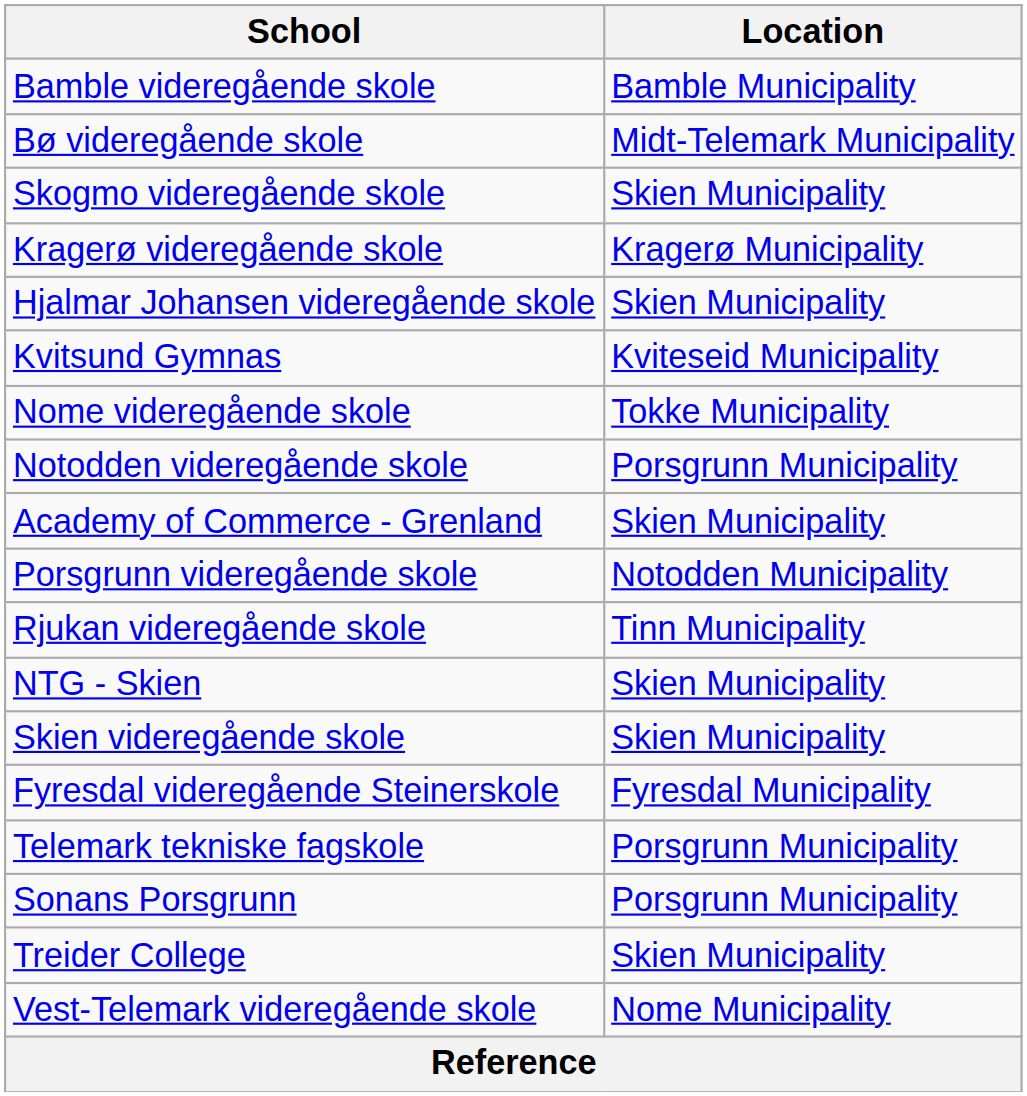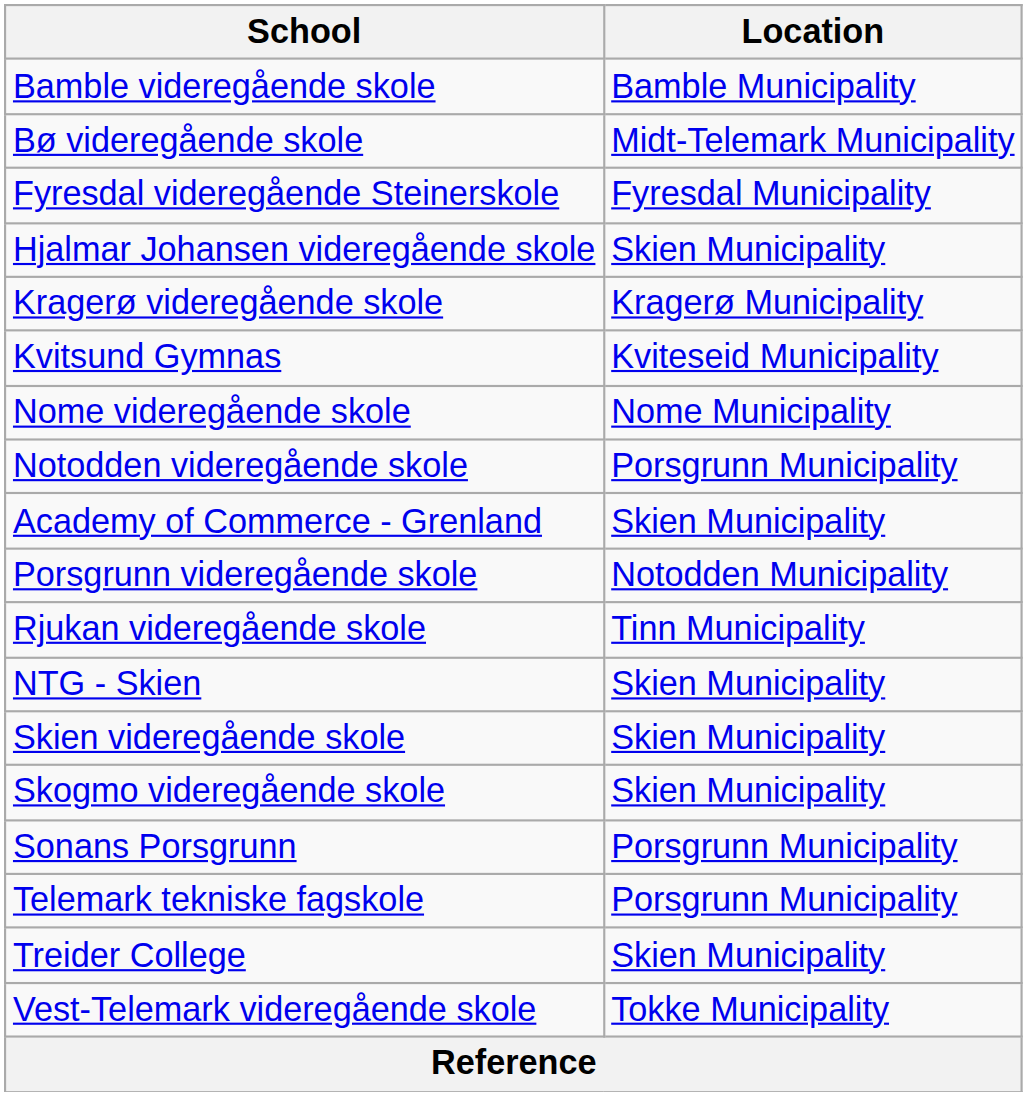rows swapped: (286, 791) <-> (229, 194)
rows swapped: (304, 303) <-> (228, 248)
(750, 411) Tokke Municipality -> (751, 411) Nome Municipality
rows swapped: (155, 900) <-> (219, 846)
(751, 1009) Nome Municipality -> (750, 1009) Tokke Municipality
